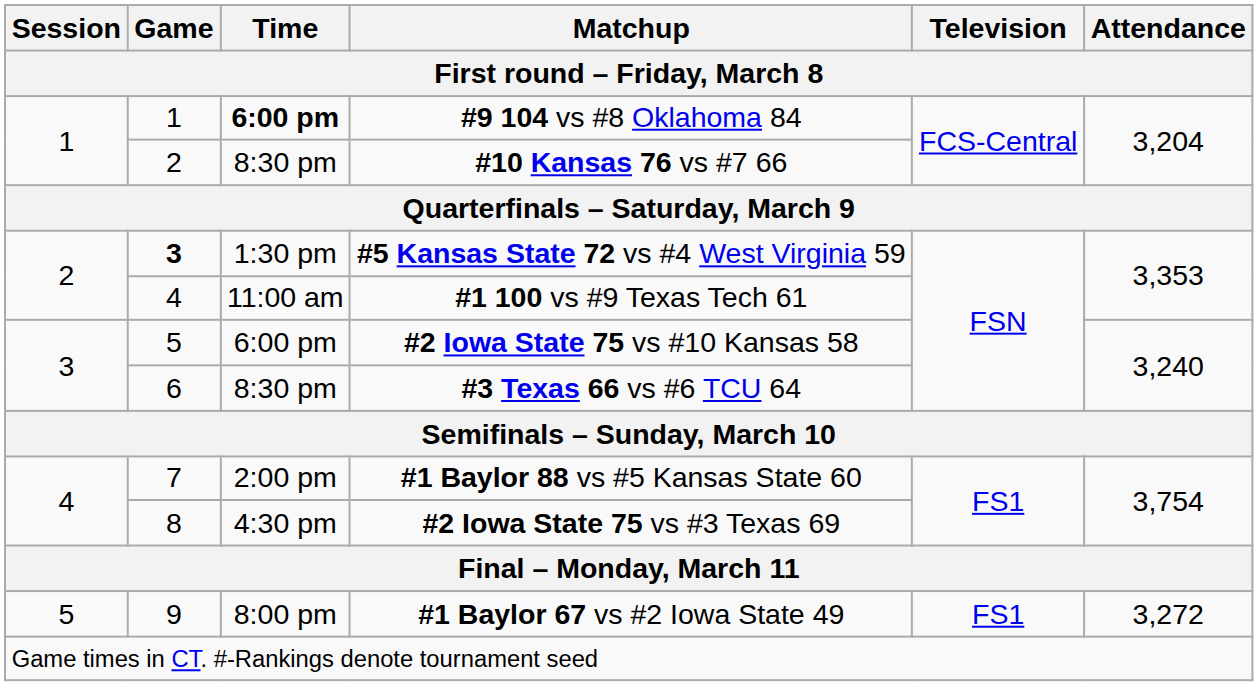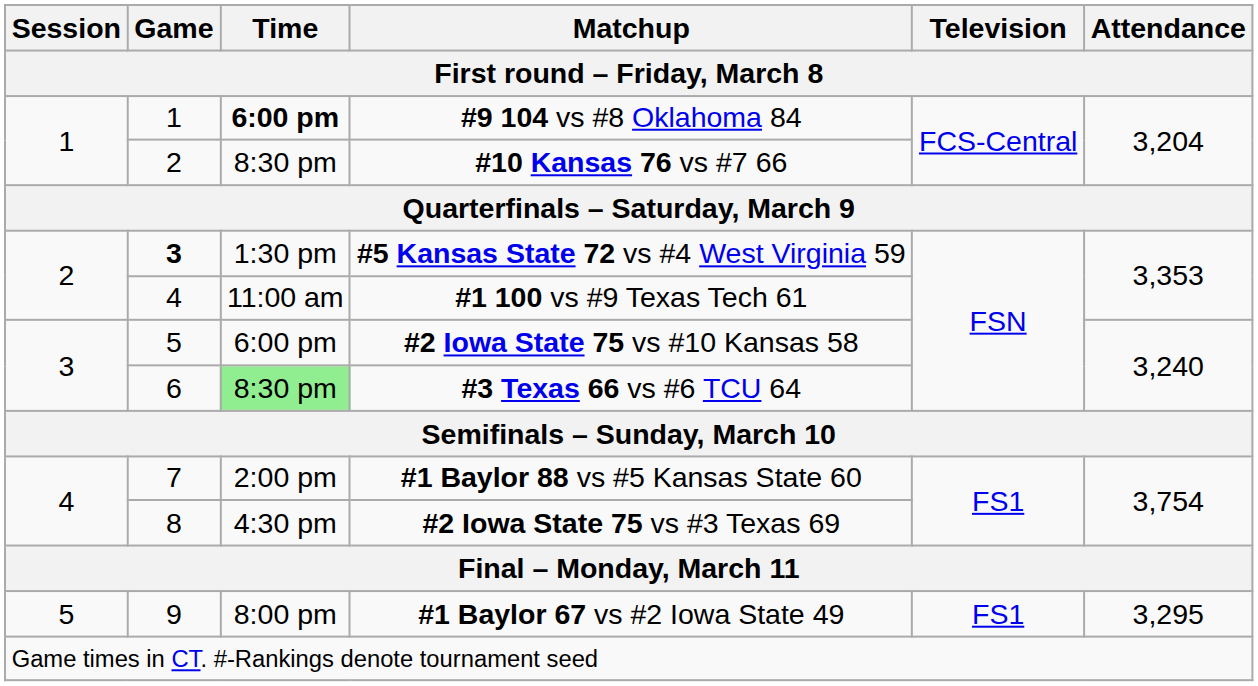(285, 388) no background -> (285, 388) lightgreen background
(1168, 613) 3,272 -> (1168, 613) 3,295
